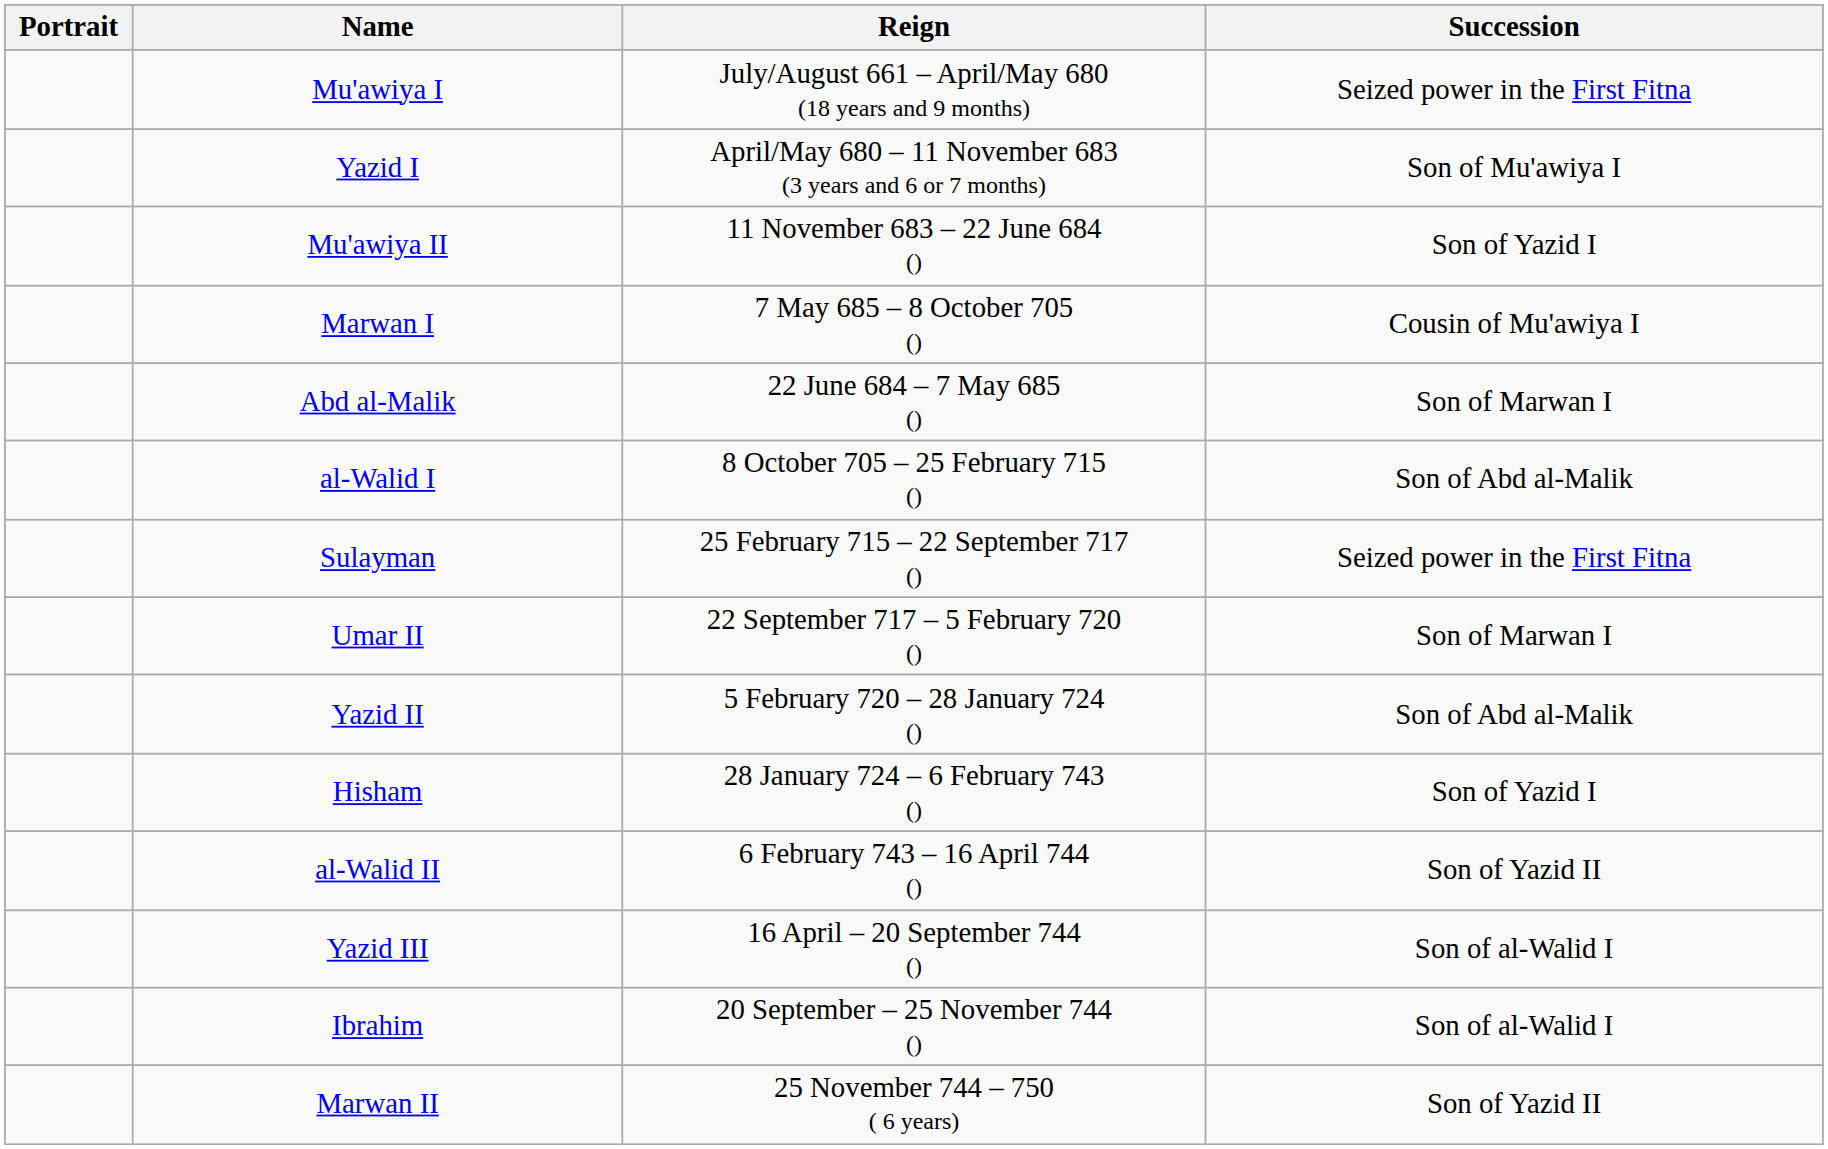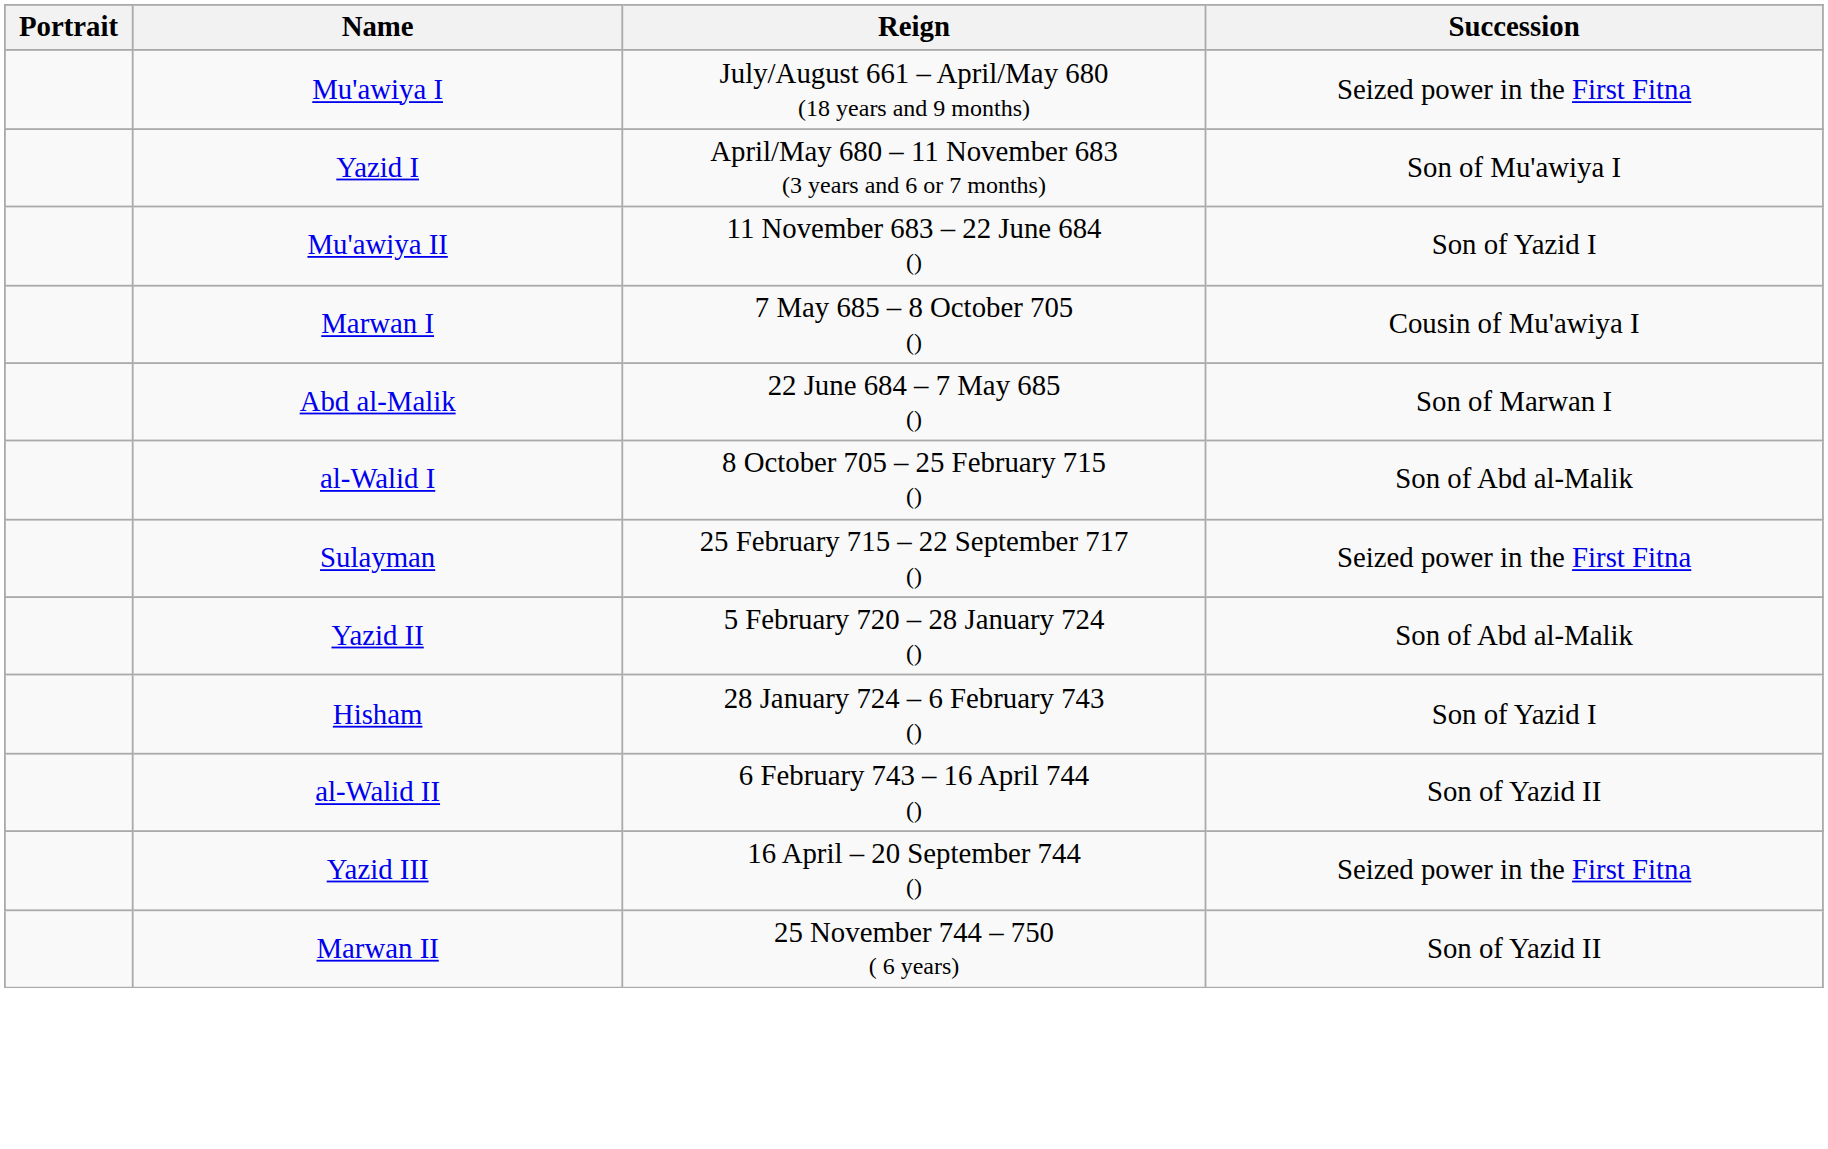- row: (378, 635)
(1514, 948) Son of al-Walid I -> (1514, 869) Seized power in the First Fitna
- row: (378, 1026)
